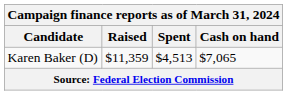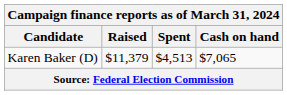(127, 57) $11,359 -> (127, 57) $11,379
